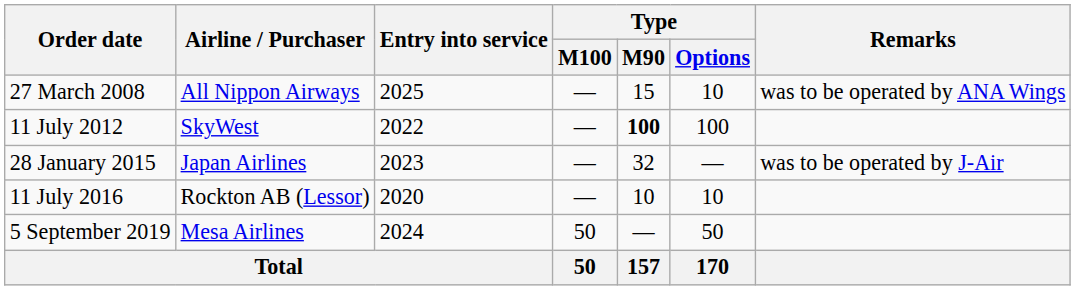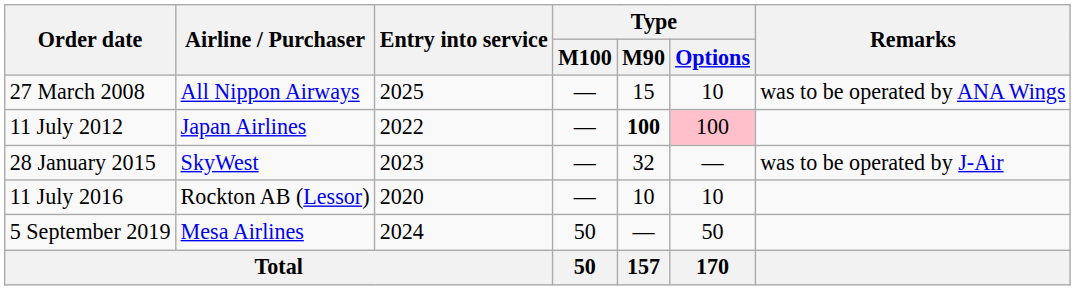(220, 127) SkyWest -> (243, 127) Japan Airlines
(713, 127) no background -> (713, 127) pink background
(243, 162) Japan Airlines -> (220, 162) SkyWest
